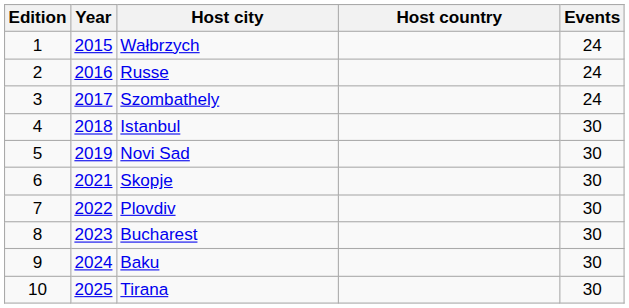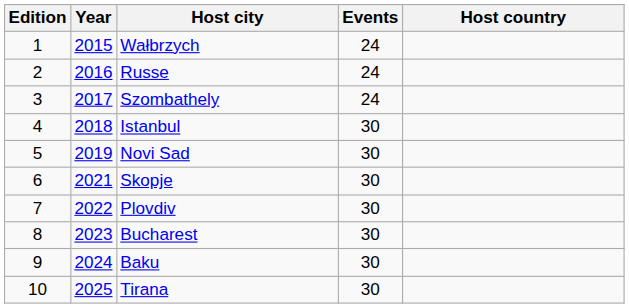columns swapped: (449, 18) <-> (592, 18)
